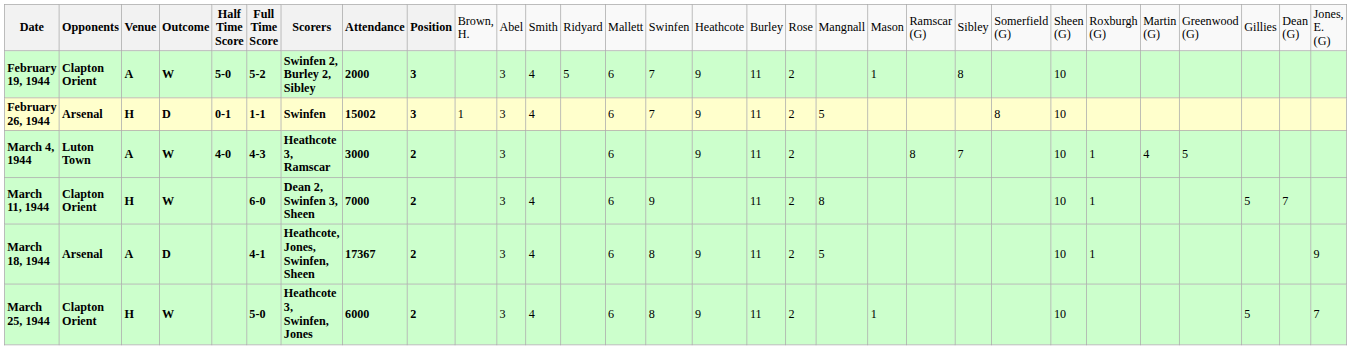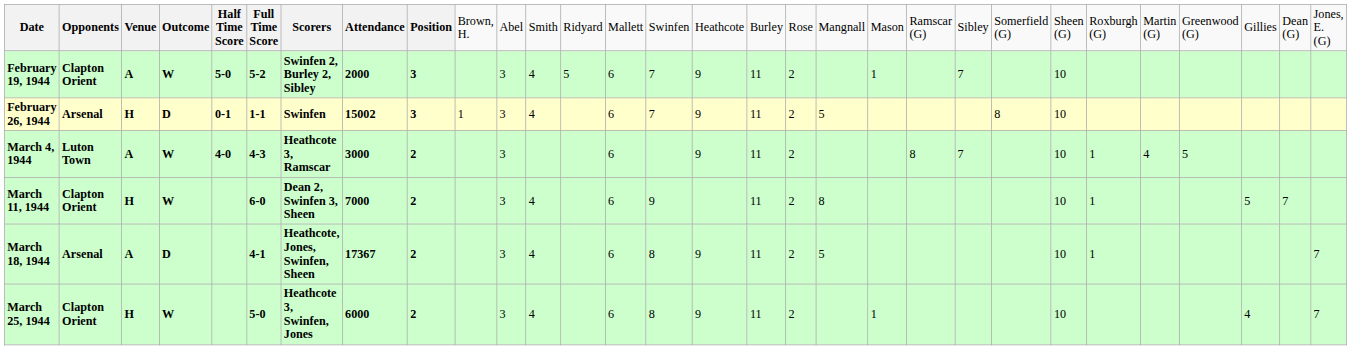(961, 74) 8 -> (961, 74) 7
(1317, 254) 9 -> (1317, 254) 7
(1247, 314) 5 -> (1247, 314) 4
